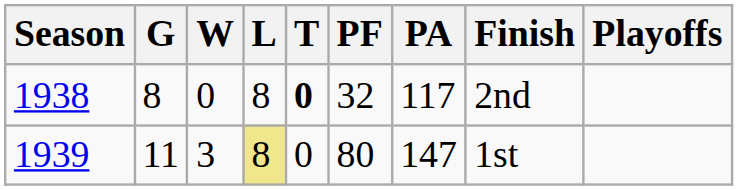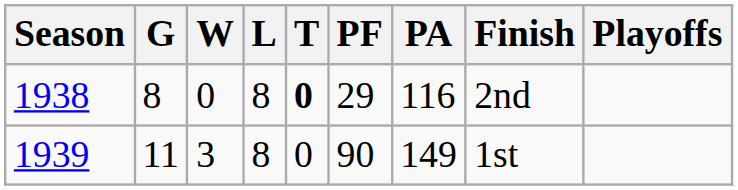(355, 94) 32 -> (355, 94) 29
(428, 94) 117 -> (428, 94) 116
(261, 154) khaki background -> (261, 154) no background
(355, 154) 80 -> (355, 154) 90
(428, 154) 147 -> (428, 154) 149
